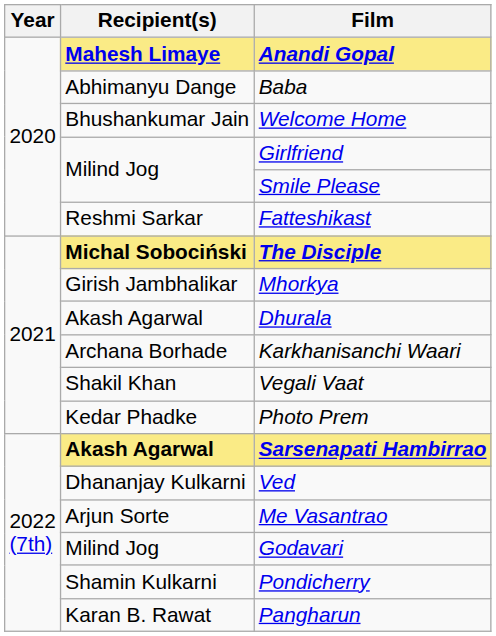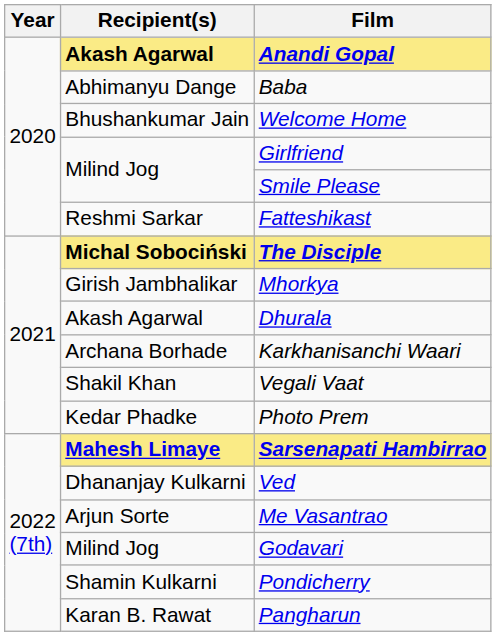(143, 53) Mahesh Limaye -> (139, 53) Akash Agarwal
(139, 449) Akash Agarwal -> (143, 449) Mahesh Limaye
